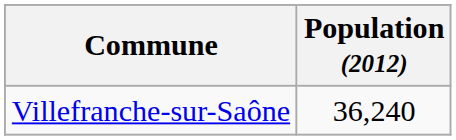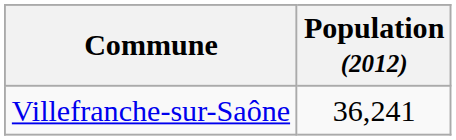(374, 109) 36,240 -> (374, 109) 36,241
